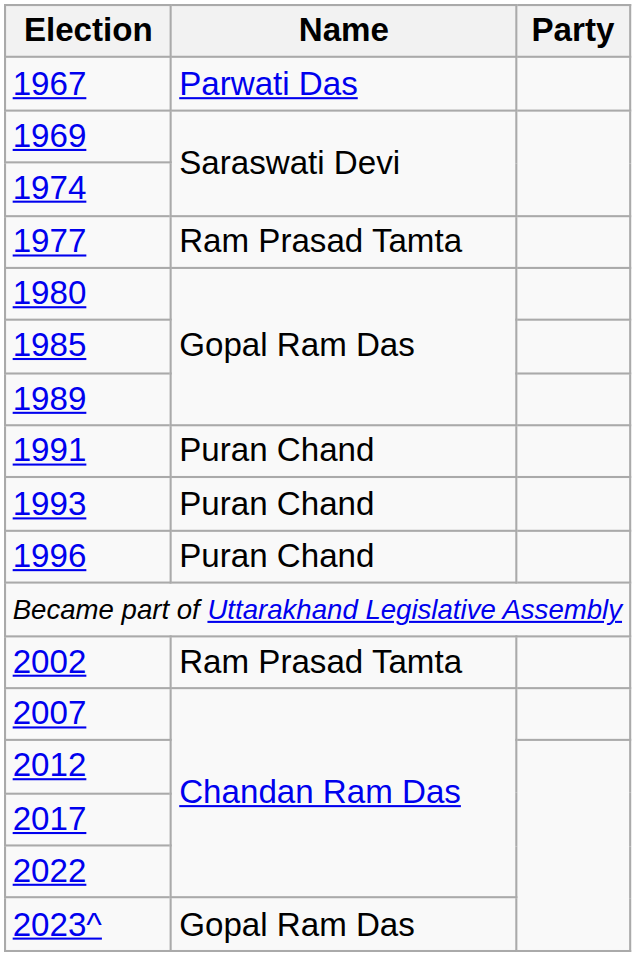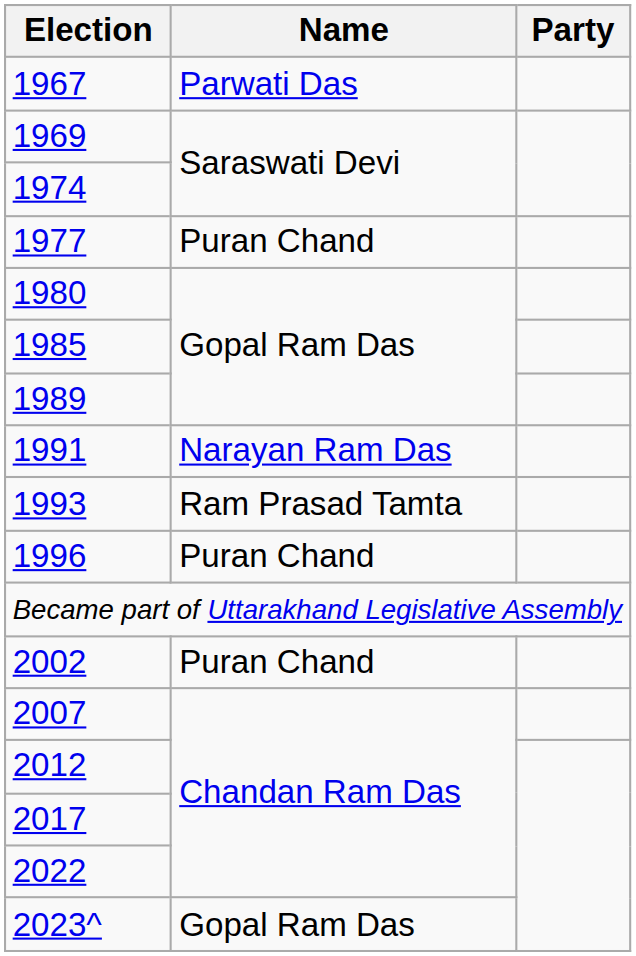(321, 240) Ram Prasad Tamta -> (277, 240) Puran Chand
(277, 450) Puran Chand -> (315, 450) Narayan Ram Das
(277, 503) Puran Chand -> (321, 503) Ram Prasad Tamta
(321, 661) Ram Prasad Tamta -> (277, 661) Puran Chand
